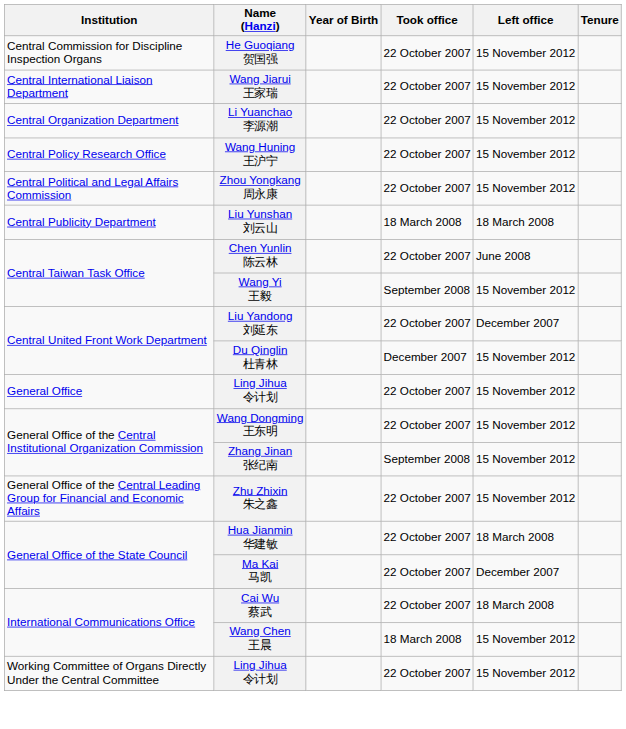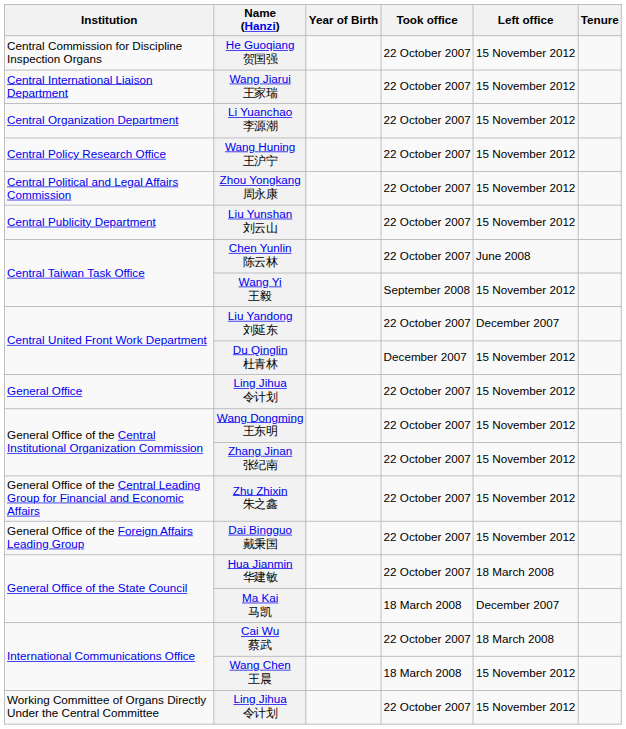(423, 222) 18 March 2008 -> (427, 222) 22 October 2007
(515, 222) 18 March 2008 -> (526, 222) 15 November 2012
(427, 459) September 2008 -> (427, 459) 22 October 2007
+ row: (100, 537)
(427, 571) 22 October 2007 -> (423, 605) 18 March 2008
